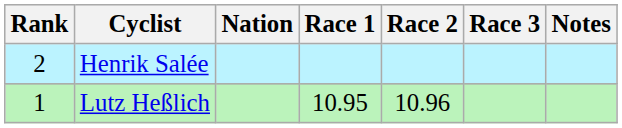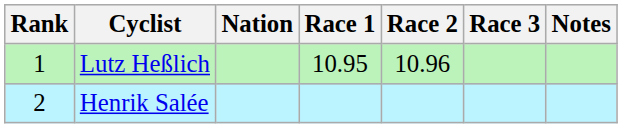rows swapped: (145, 102) <-> (144, 63)
